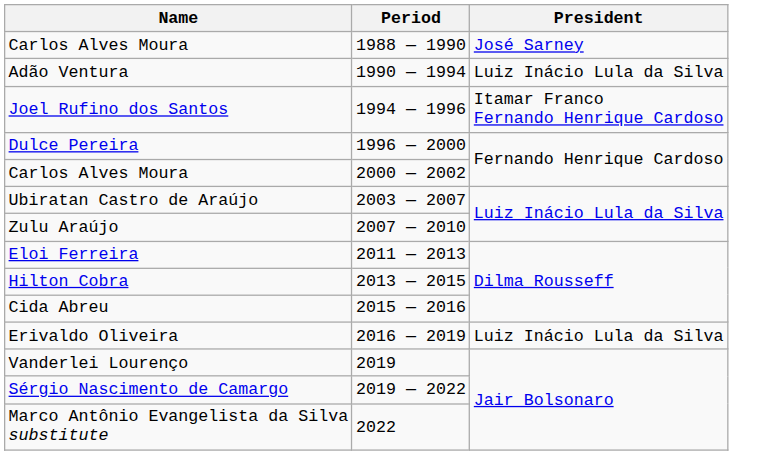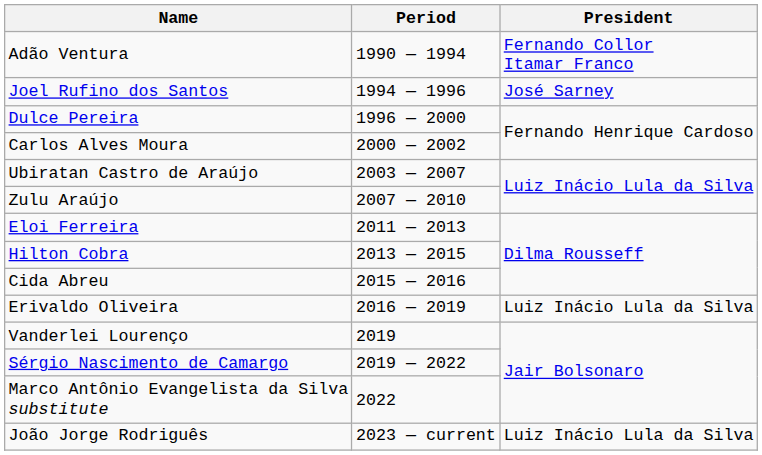- row: (98, 45)
(599, 72) Luiz Inácio Lula da Silva -> (579, 55) Fernando Collor Itamar Franco
(599, 109) Itamar Franco Fernando Henrique Cardoso -> (559, 92) José Sarney
+ row: (108, 436)
